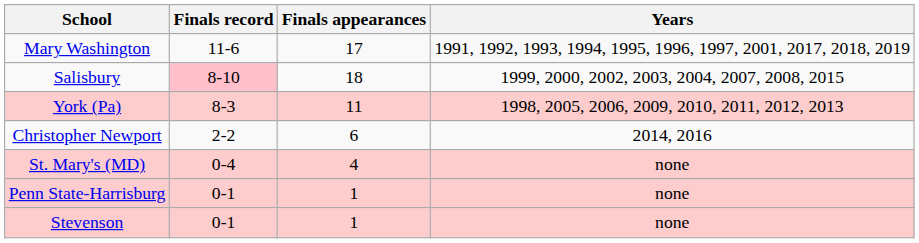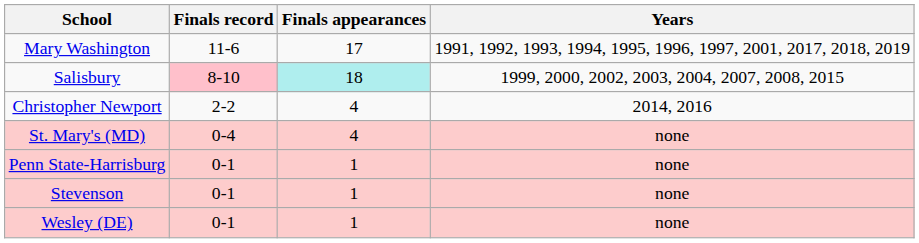(354, 77) no background -> (354, 77) paleturquoise background
- row: (87, 106)
(354, 135) 6 -> (354, 106) 4
+ row: (87, 222)
